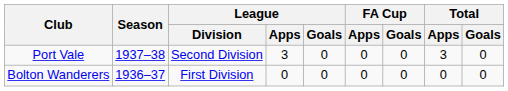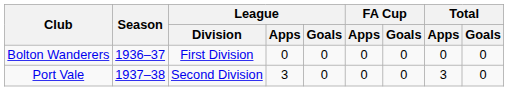rows swapped: (58, 75) <-> (58, 55)
